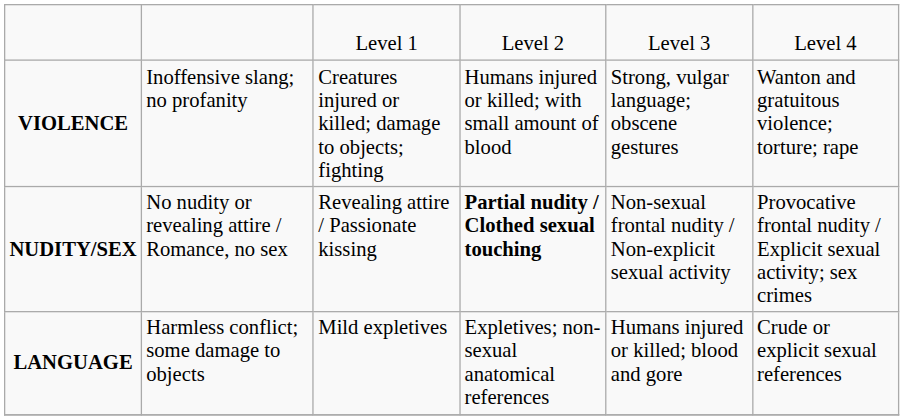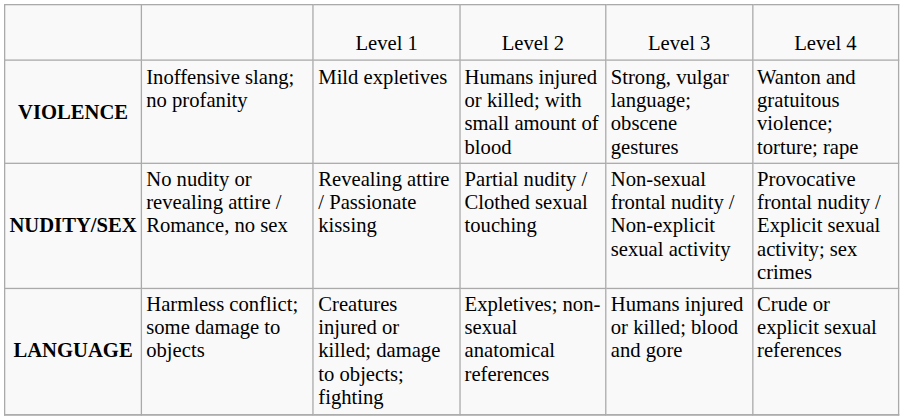(379, 123) Creatures injured or killed; damage to objects; fighting -> (383, 76) Mild expletives
(532, 225) bold -> (526, 202) normal
(383, 328) Mild expletives -> (379, 351) Creatures injured or killed; damage to objects; fighting
